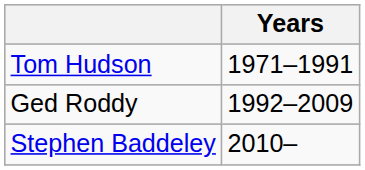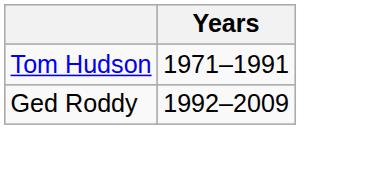- row: (113, 143)
